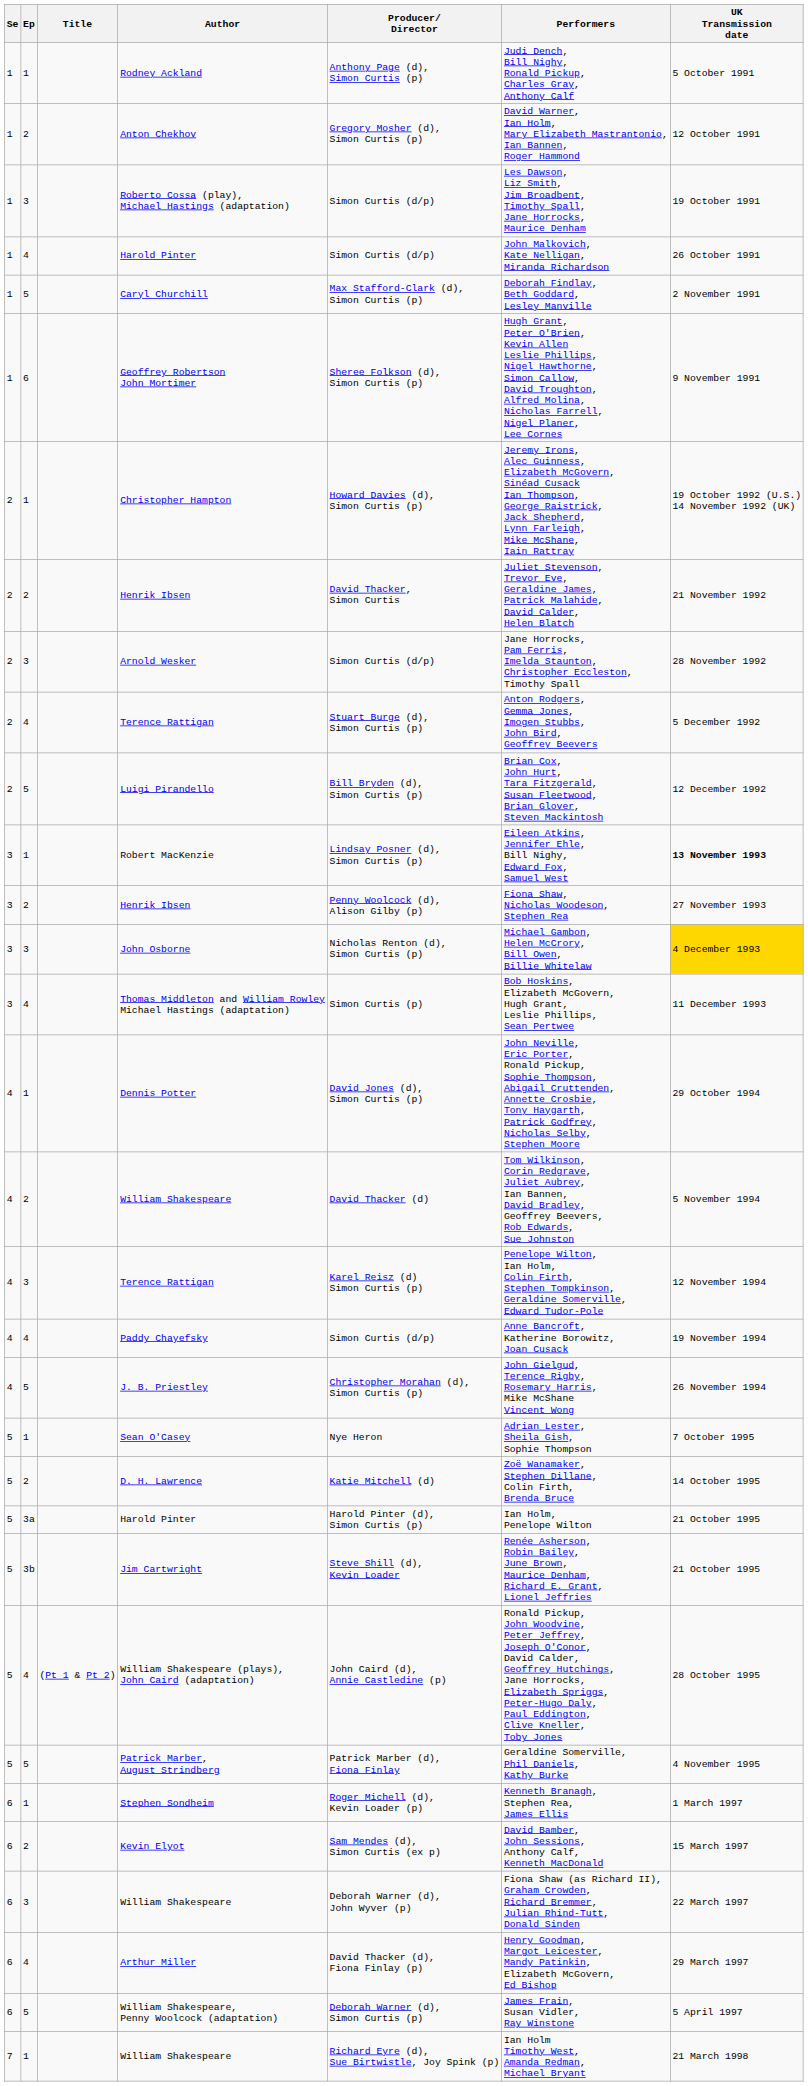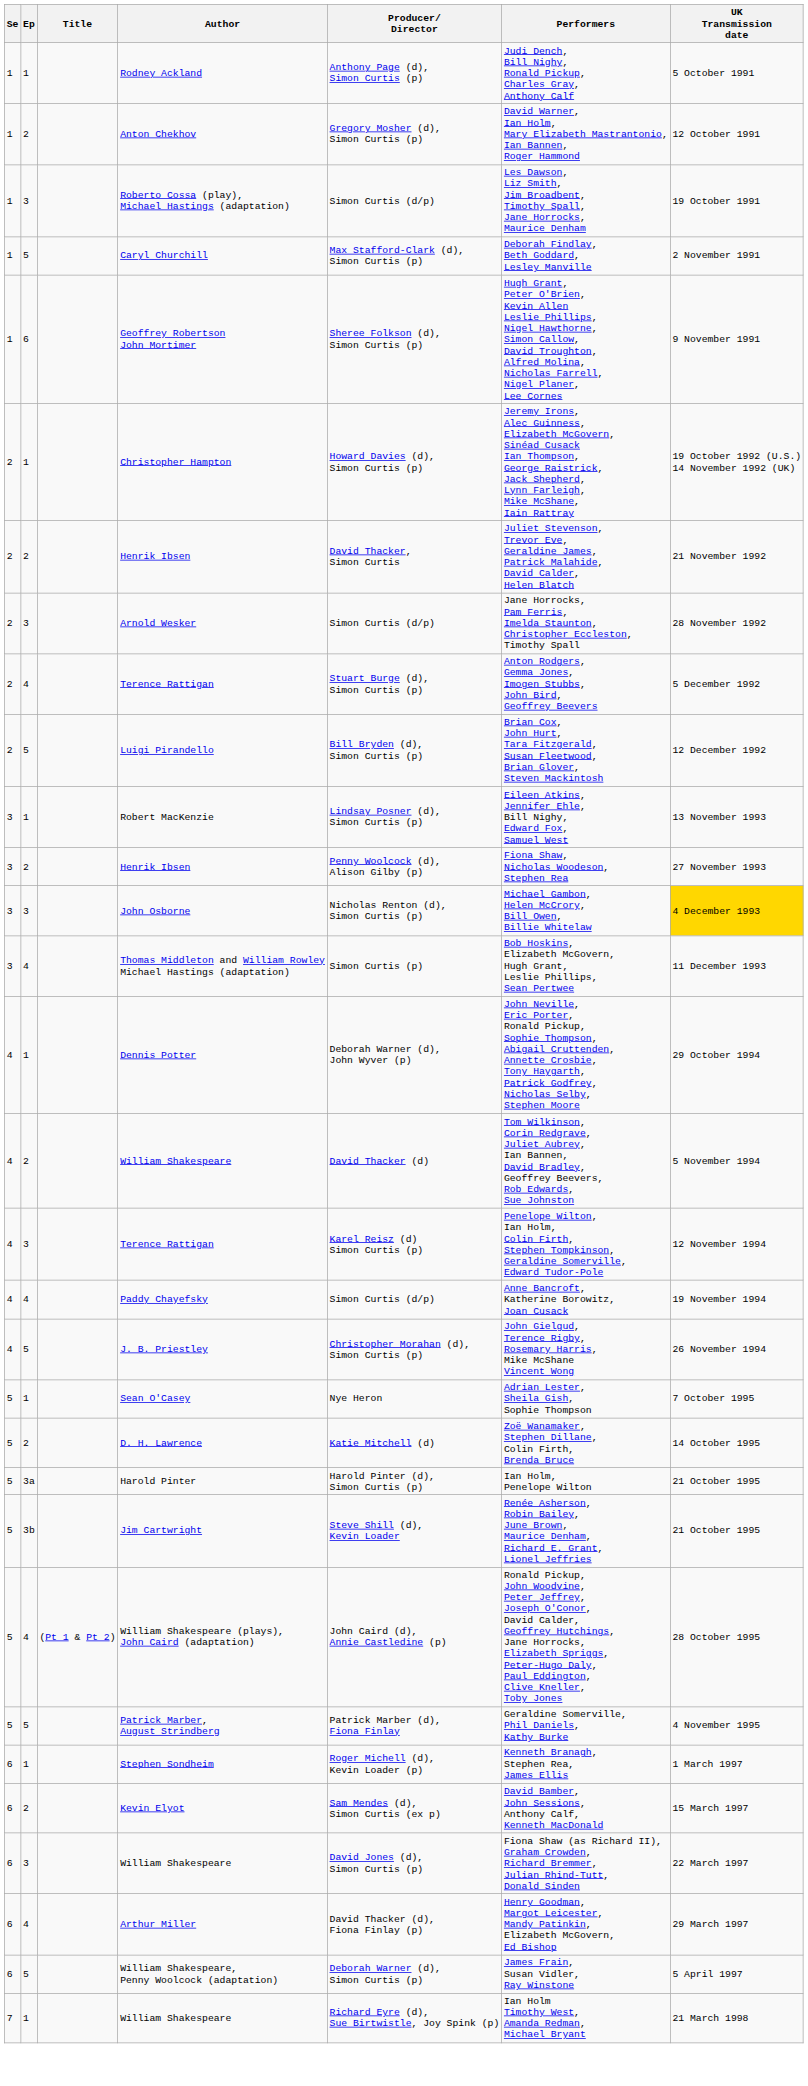- row: (10, 256)
(719, 856) bold -> (719, 817) normal
(376, 1093) David Jones (d), Simon Curtis (p) -> (385, 1055) Deborah Warner (d), John Wyver (p)
(385, 1902) Deborah Warner (d), John Wyver (p) -> (376, 1864) David Jones (d), Simon Curtis (p)
